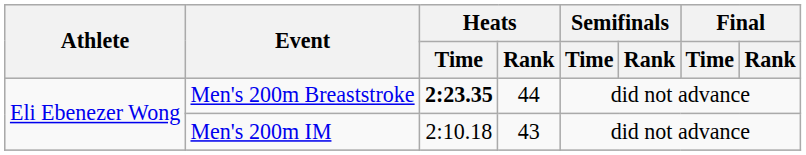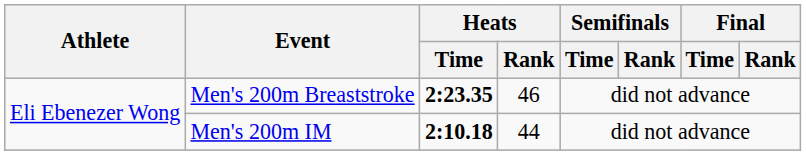(529, 95) 44 -> (529, 95) 46
(459, 132) normal -> (459, 132) bold
(529, 132) 43 -> (529, 132) 44
